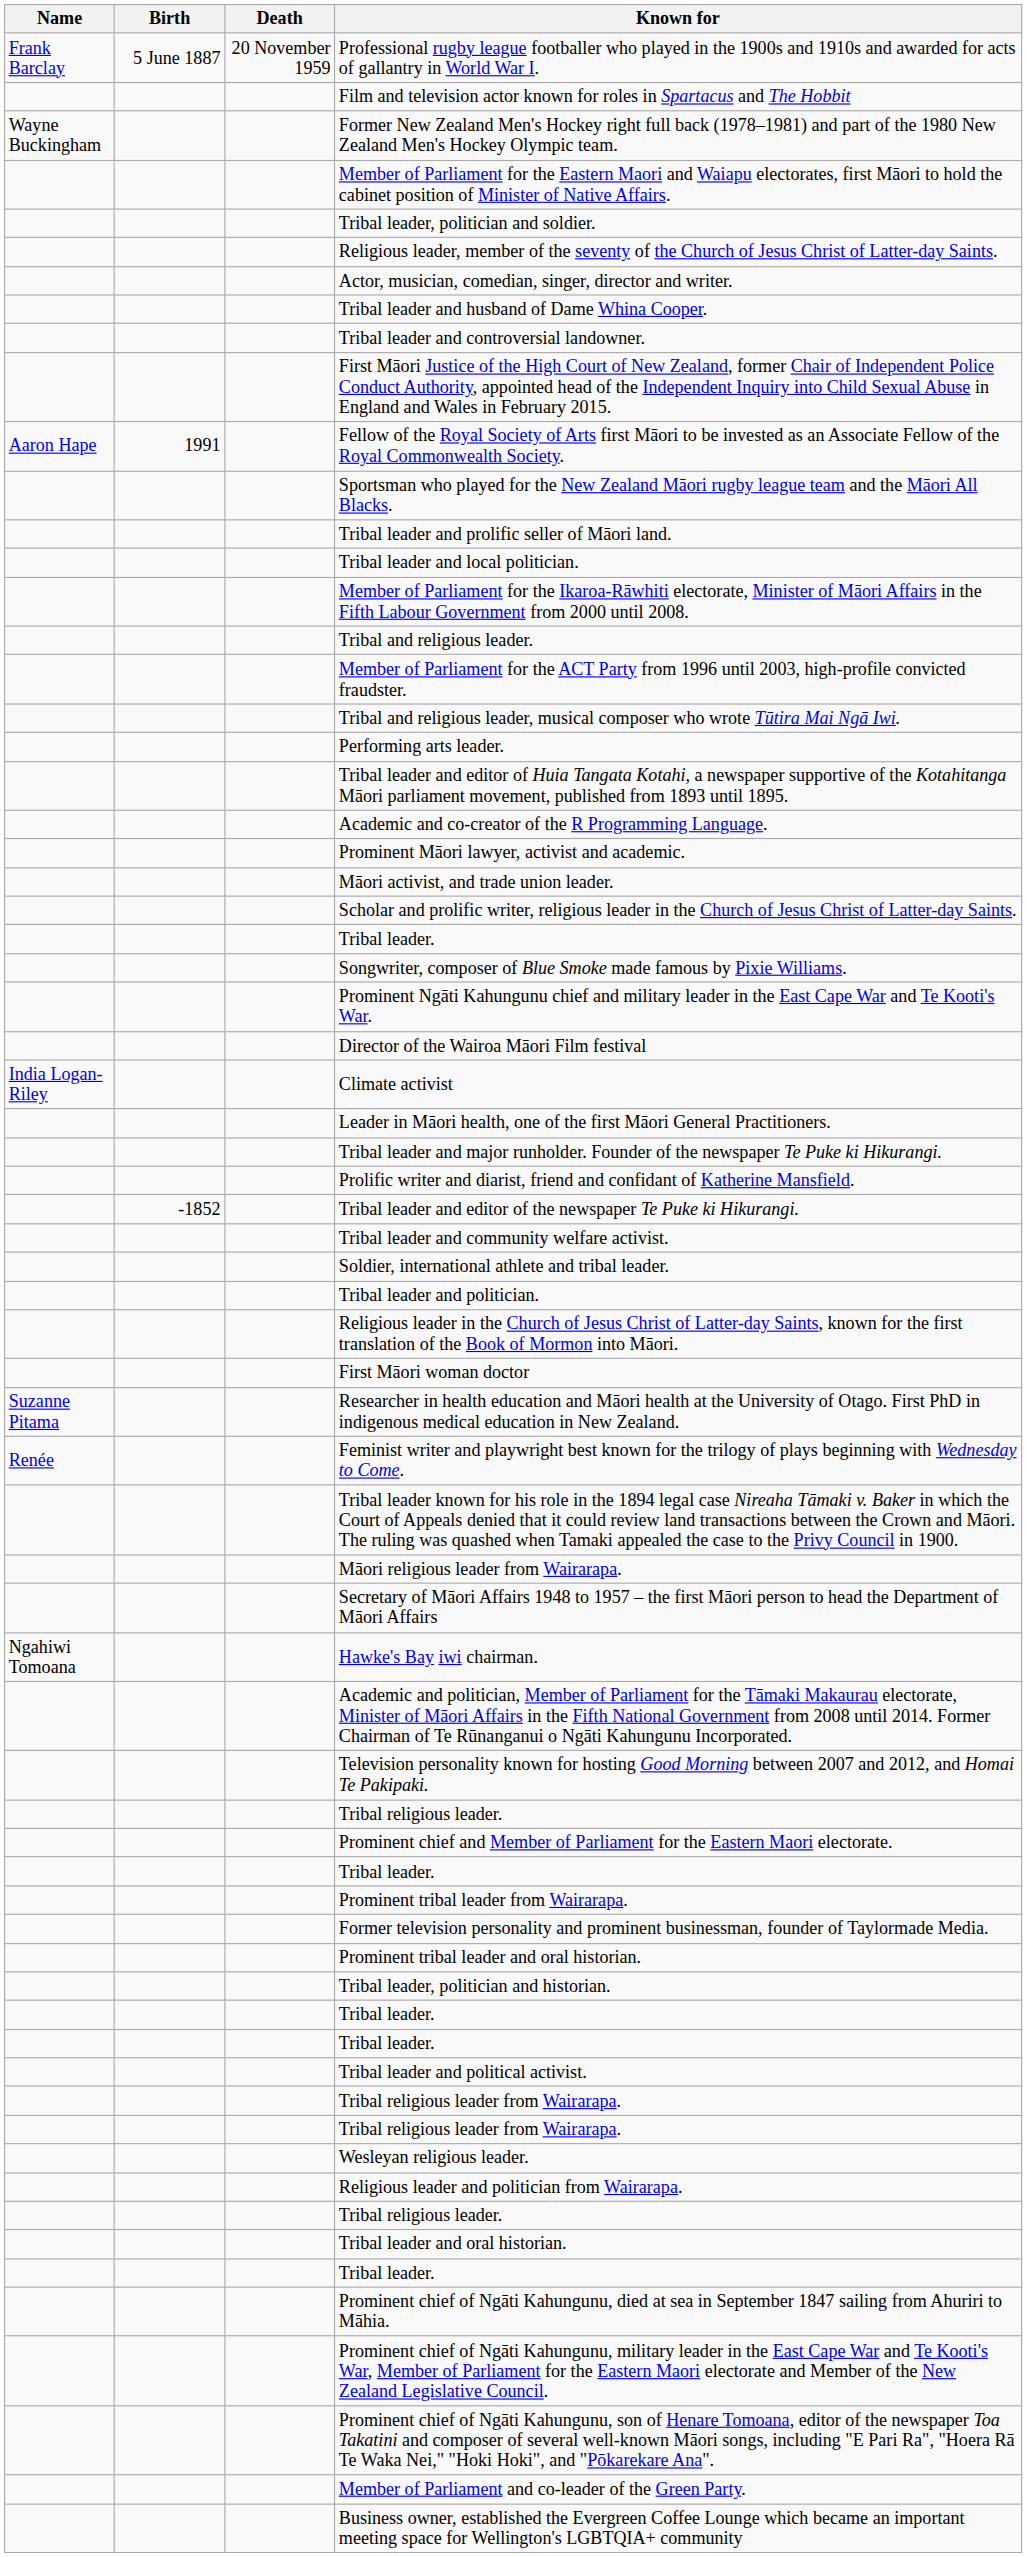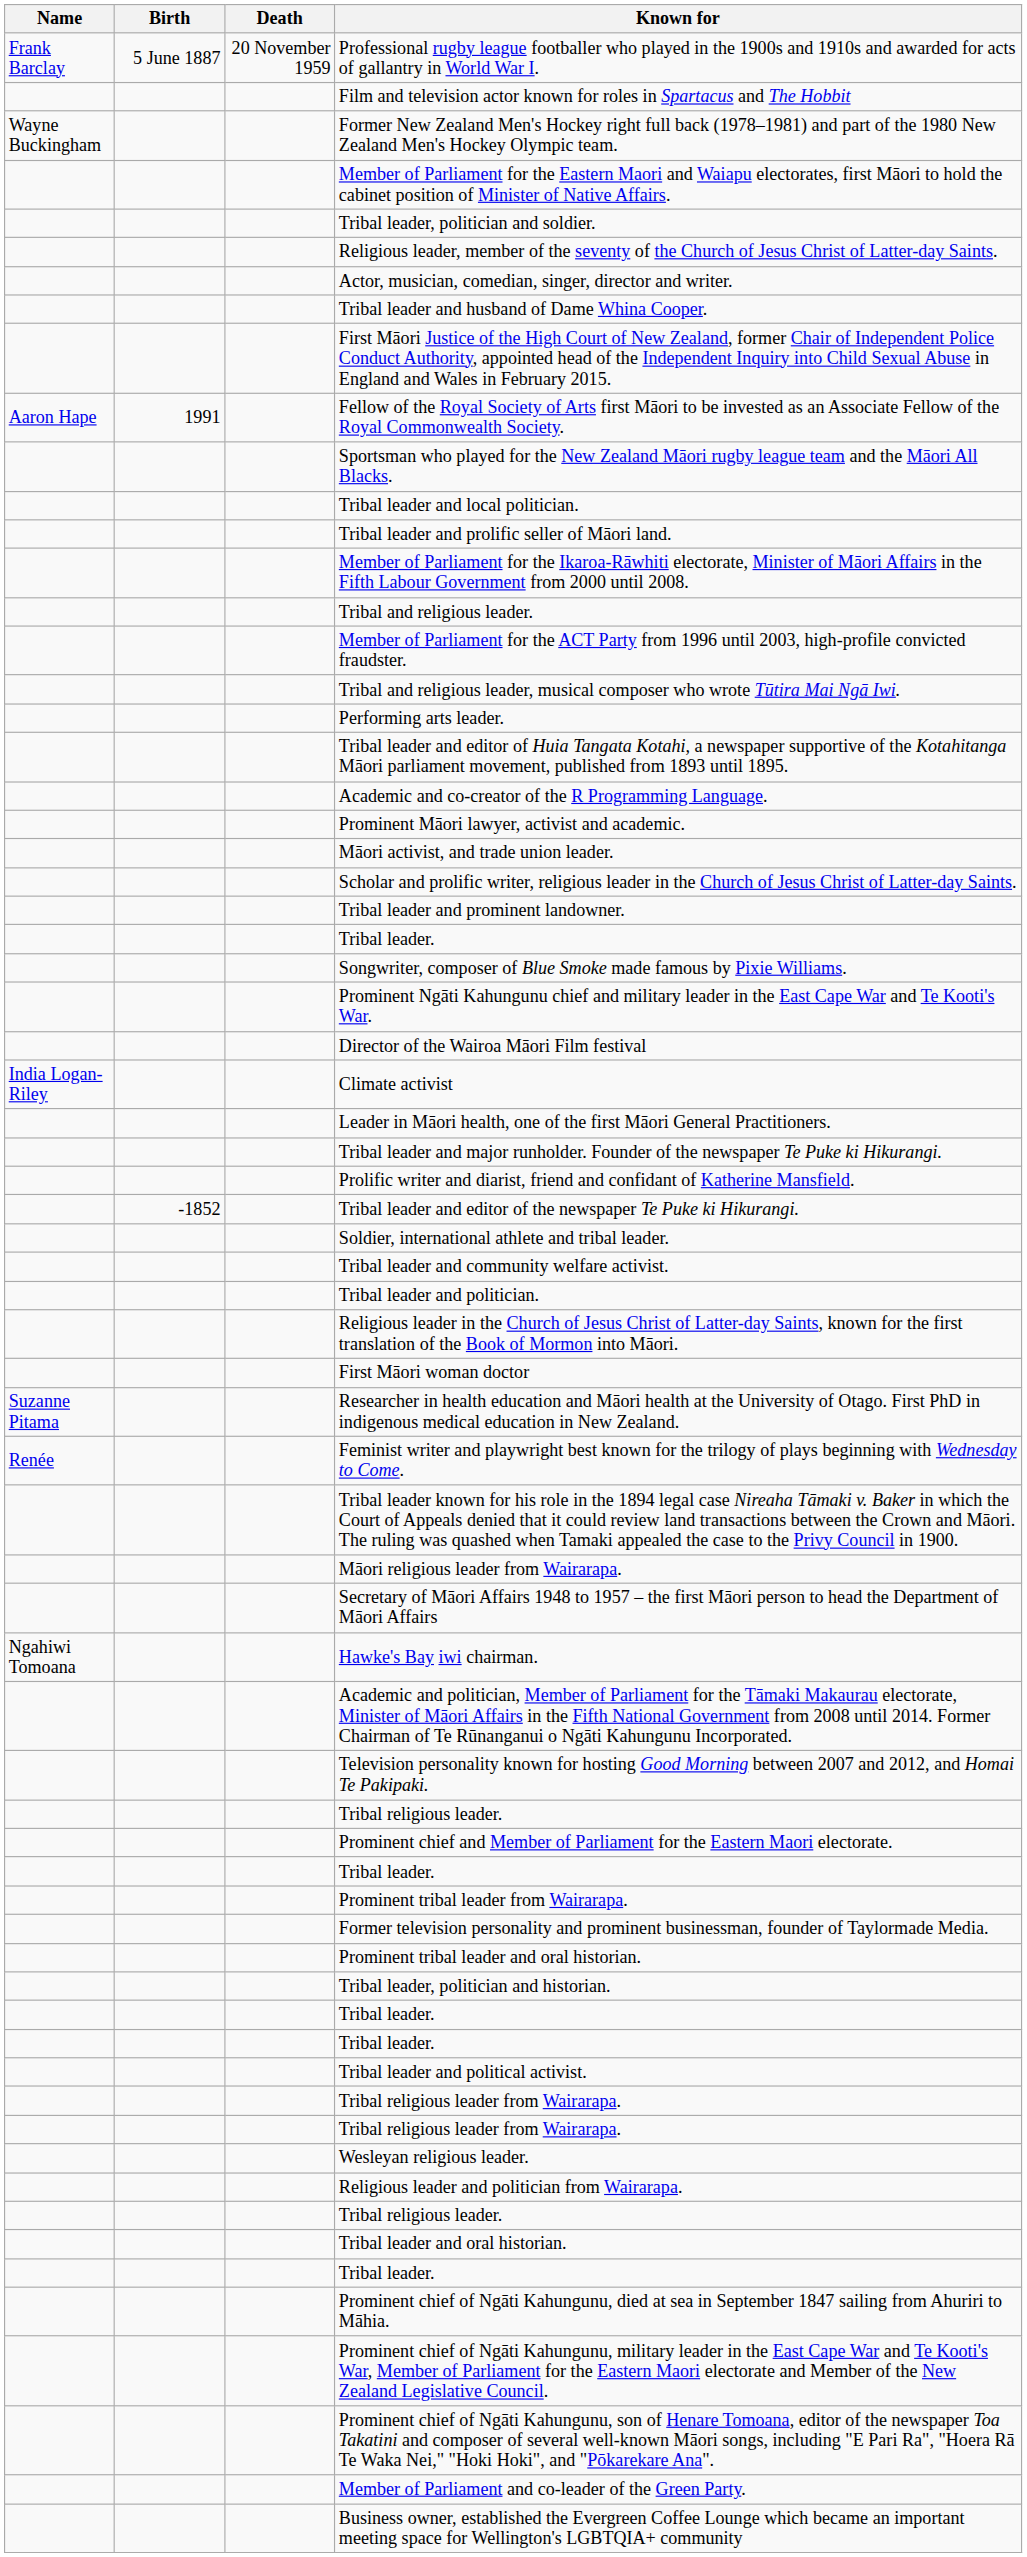- row: (60, 338)
rows swapped: (60, 563) <-> (60, 534)
+ row: (60, 910)
rows swapped: (60, 1238) <-> (60, 1267)
